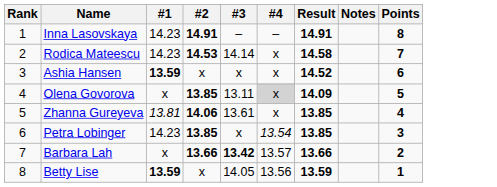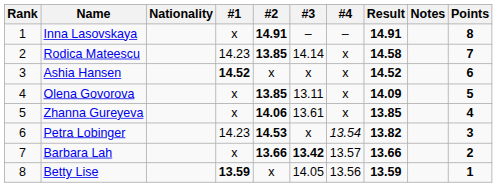+ column: (181, 14)
(165, 34) 14.23 -> (234, 34) x
(202, 53) 14.53 -> (271, 53) 13.85
(165, 73) 13.59 -> (234, 73) 14.52
(276, 93) lightgrey background -> (345, 93) no background
(165, 113) 13.81 -> (234, 113) x
(202, 133) 13.85 -> (271, 133) 14.53
(316, 133) 13.85 -> (386, 133) 13.82
